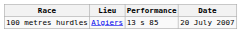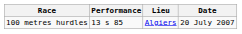columns swapped: (152, 11) <-> (107, 11)
